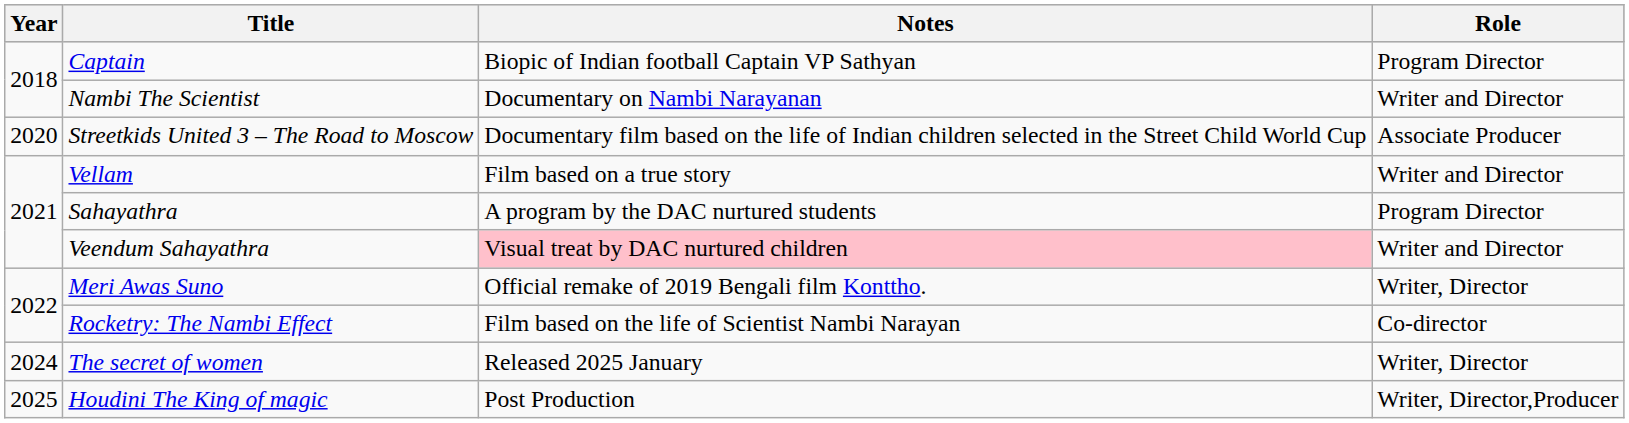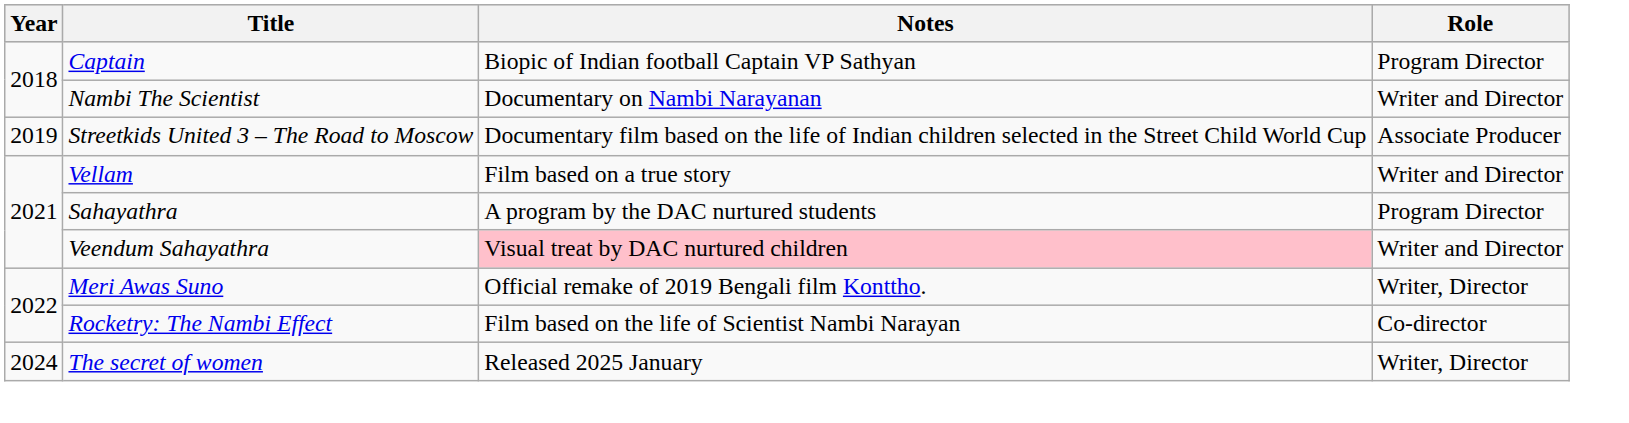(34, 135) 2020 -> (34, 135) 2019
- row: (198, 398)
